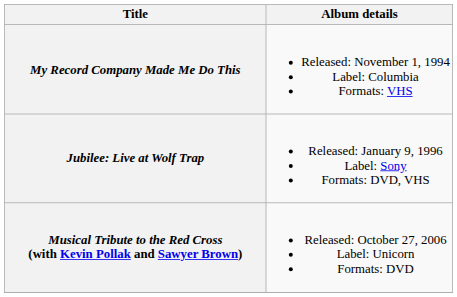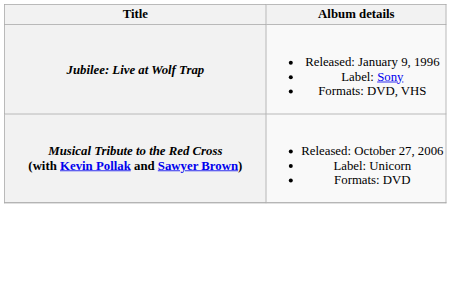- row: (135, 69)
